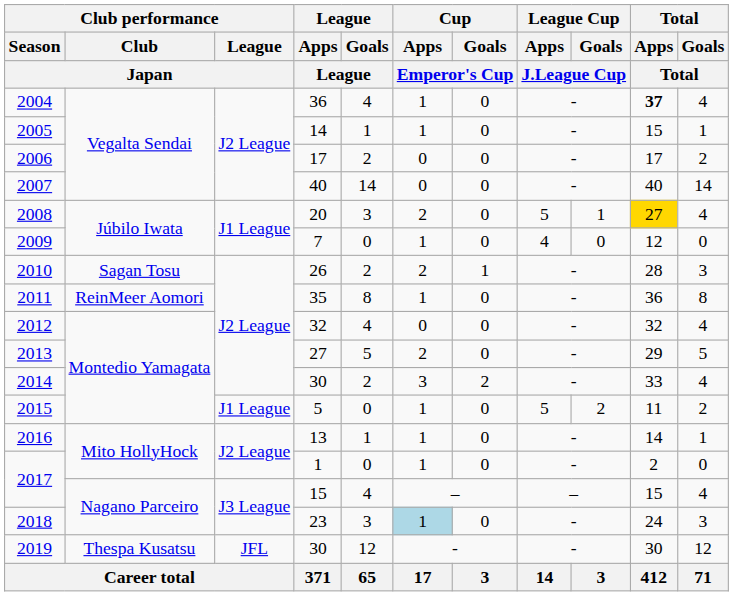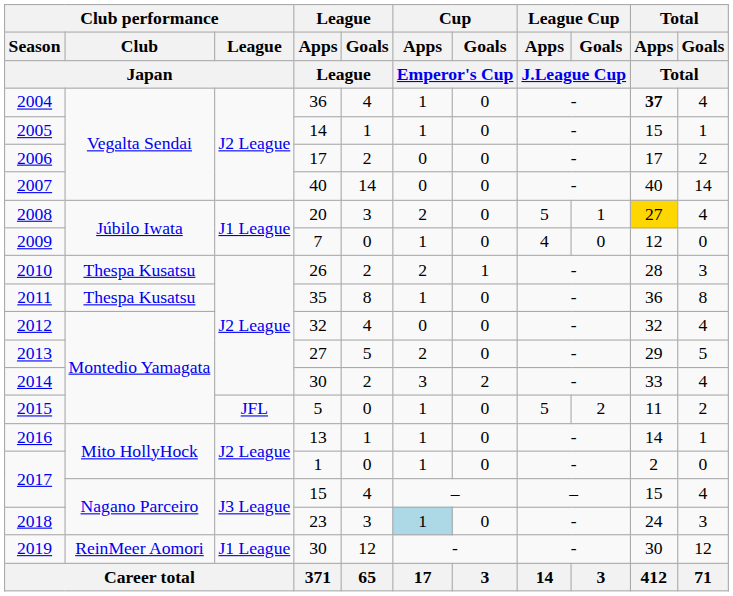(139, 269) Sagan Tosu -> (139, 269) Thespa Kusatsu
(139, 297) ReinMeer Aomori -> (139, 297) Thespa Kusatsu
(254, 409) J1 League -> (254, 409) JFL
(139, 548) Thespa Kusatsu -> (139, 548) ReinMeer Aomori
(254, 548) JFL -> (254, 548) J1 League
